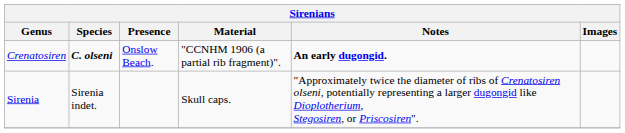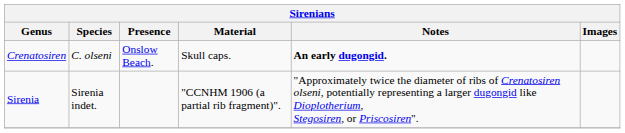(92, 55) bold -> (92, 55) normal
(231, 55) "CCNHM 1906 (a partial rib fragment)". -> (206, 55) Skull caps.
(206, 99) Skull caps. -> (231, 99) "CCNHM 1906 (a partial rib fragment)".
